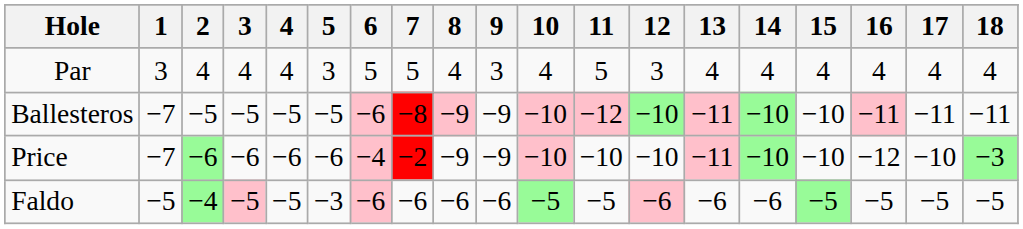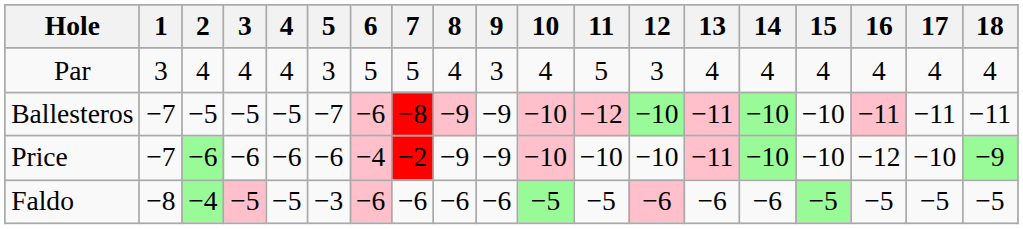(329, 113) −5 -> (329, 113) −7
(990, 157) −3 -> (990, 157) −9
(161, 200) −5 -> (161, 200) −8
